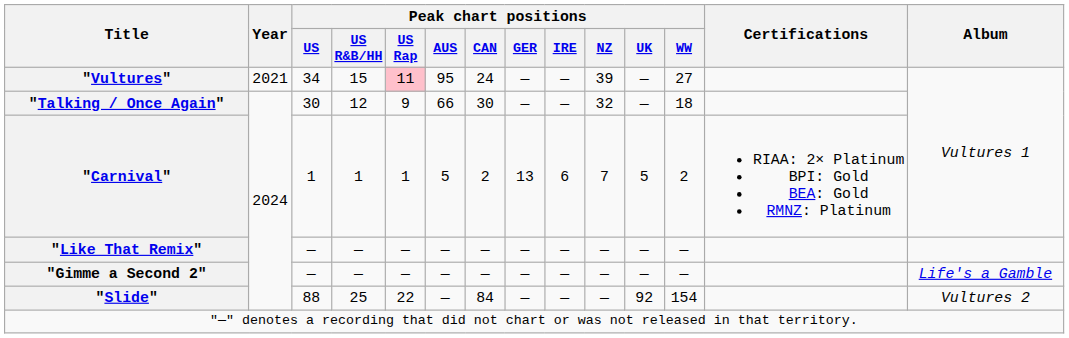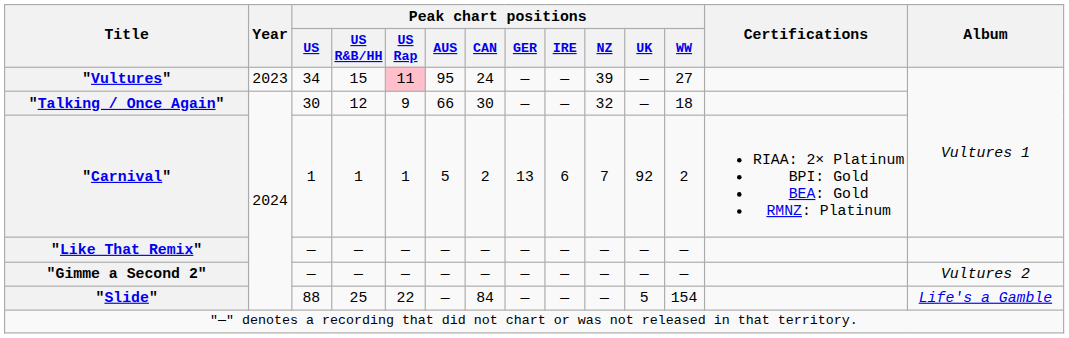(270, 79) 2021 -> (270, 79) 2023
(644, 176) 5 -> (644, 176) 92
(985, 274) Life's a Gamble -> (985, 274) Vultures 2
(644, 298) 92 -> (644, 298) 5
(985, 298) Vultures 2 -> (985, 298) Life's a Gamble
